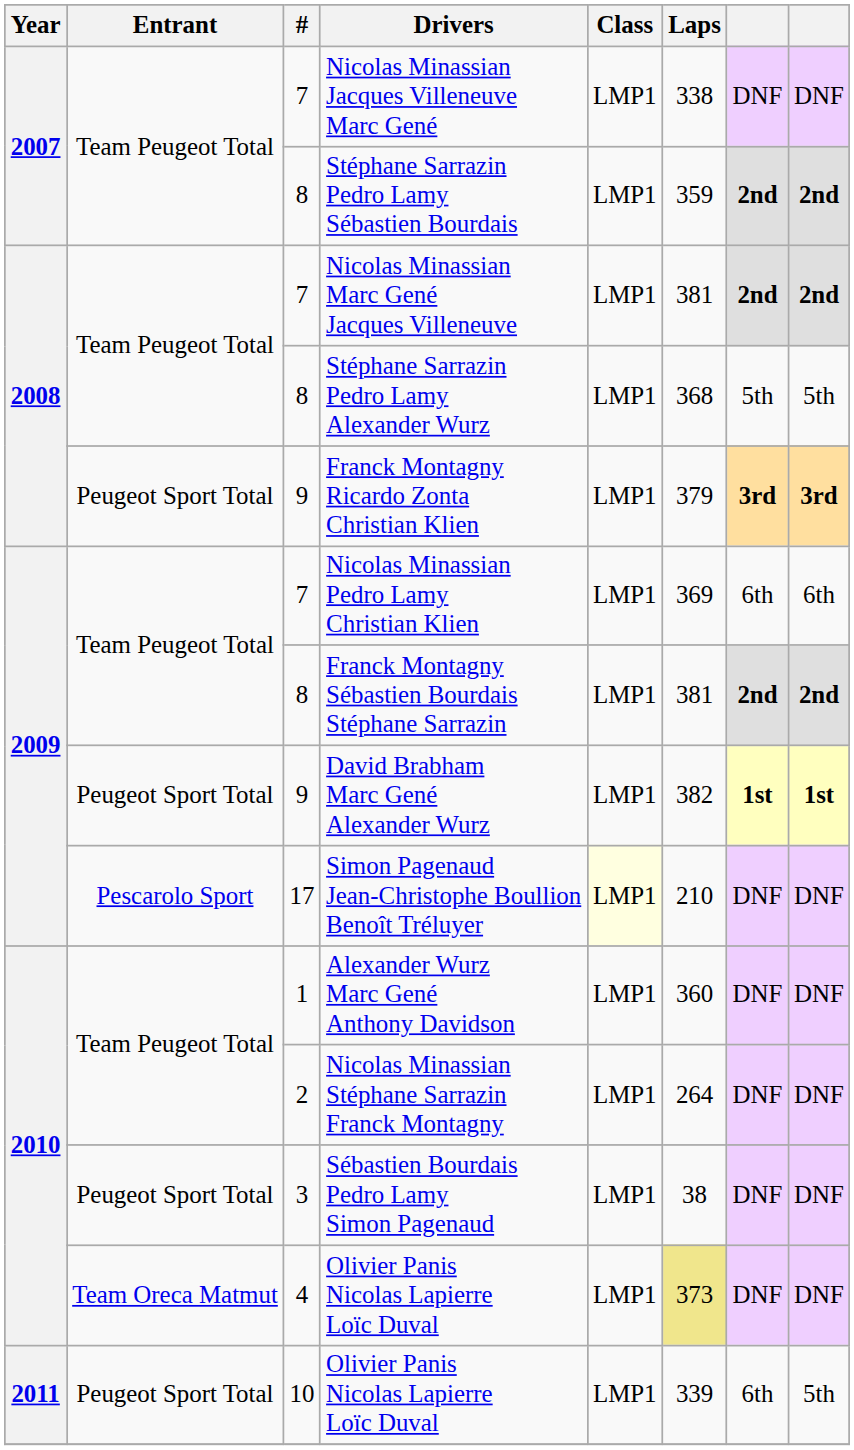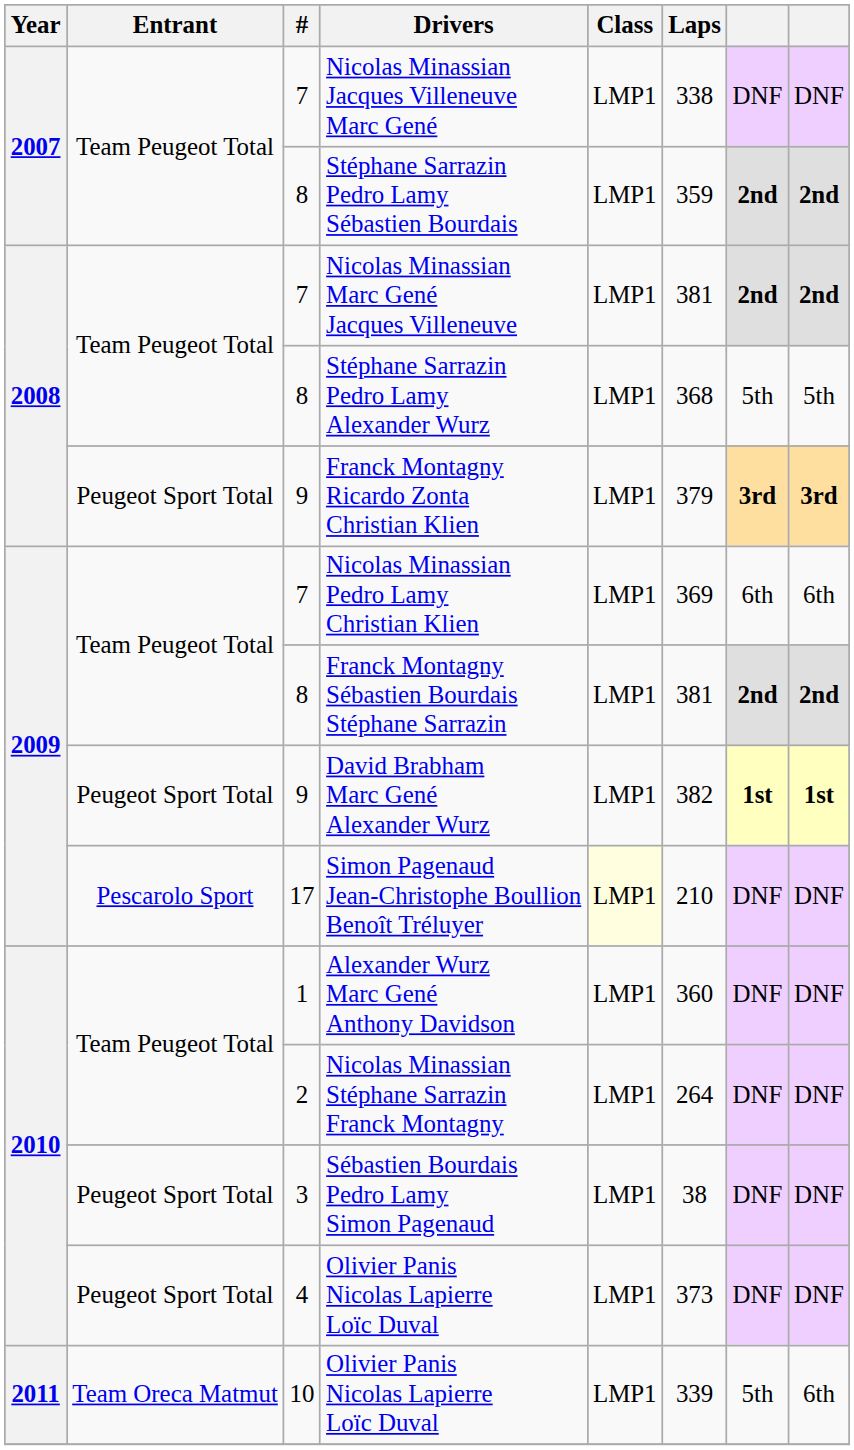(175, 1294) Team Oreca Matmut -> (175, 1294) Peugeot Sport Total
(695, 1294) khaki background -> (695, 1294) no background
(175, 1394) Peugeot Sport Total -> (175, 1394) Team Oreca Matmut
(757, 1394) 6th -> (757, 1394) 5th
(819, 1394) 5th -> (819, 1394) 6th
